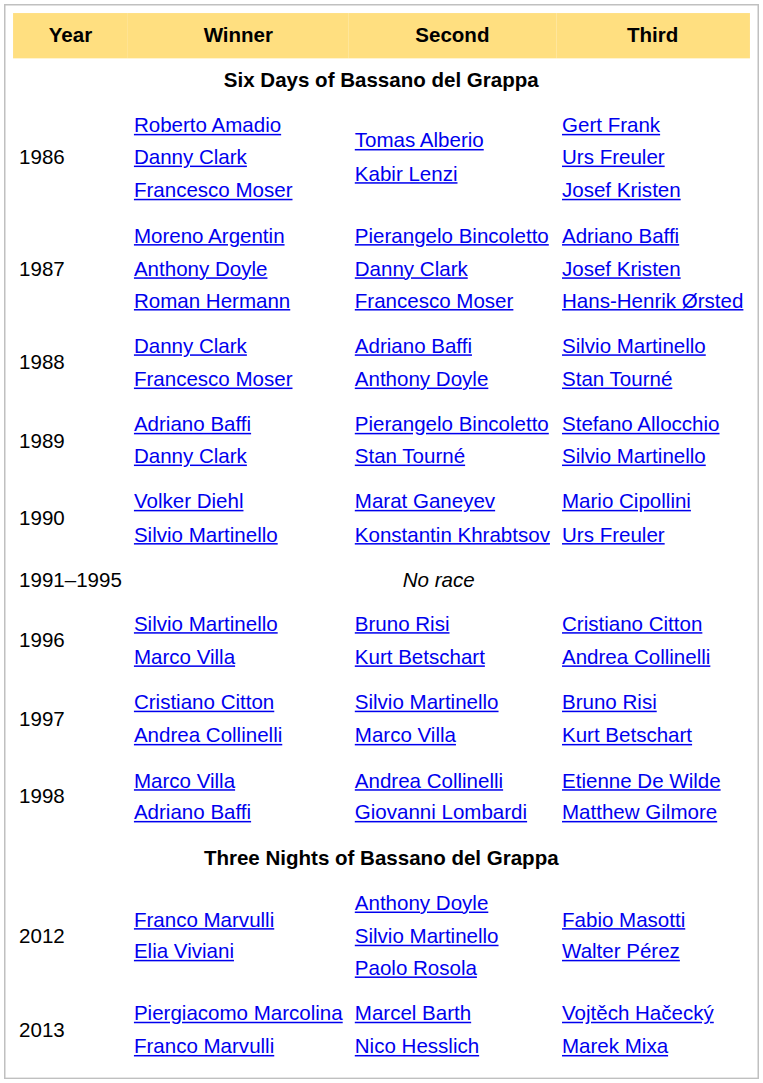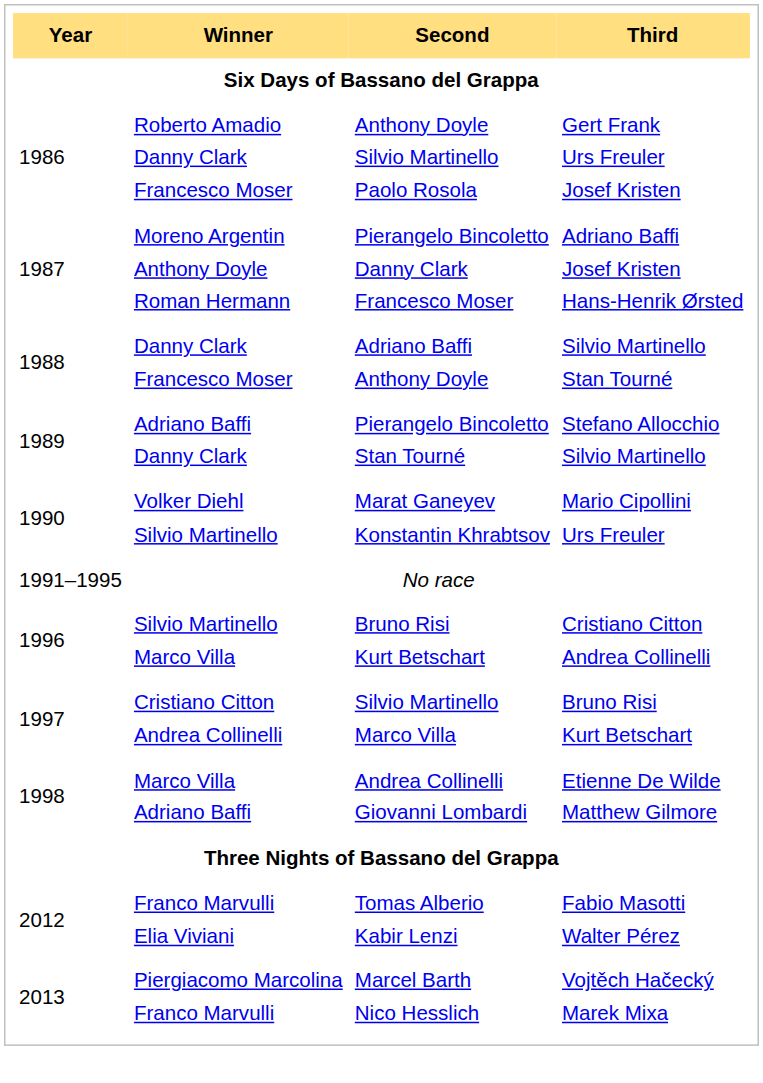(419, 158) Tomas Alberio Kabir Lenzi -> (427, 158) Anthony Doyle Silvio Martinello Paolo Rosola
(427, 936) Anthony Doyle Silvio Martinello Paolo Rosola -> (419, 919) Tomas Alberio Kabir Lenzi
